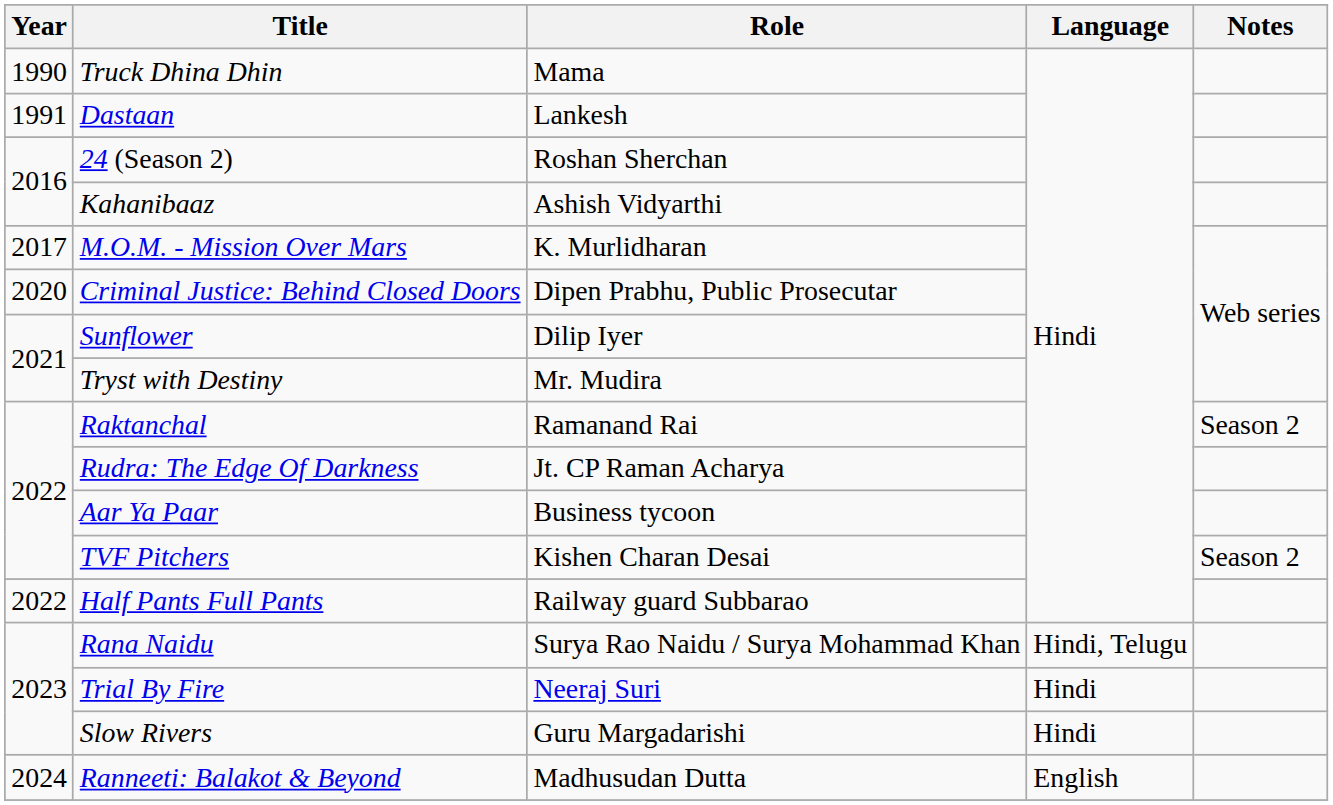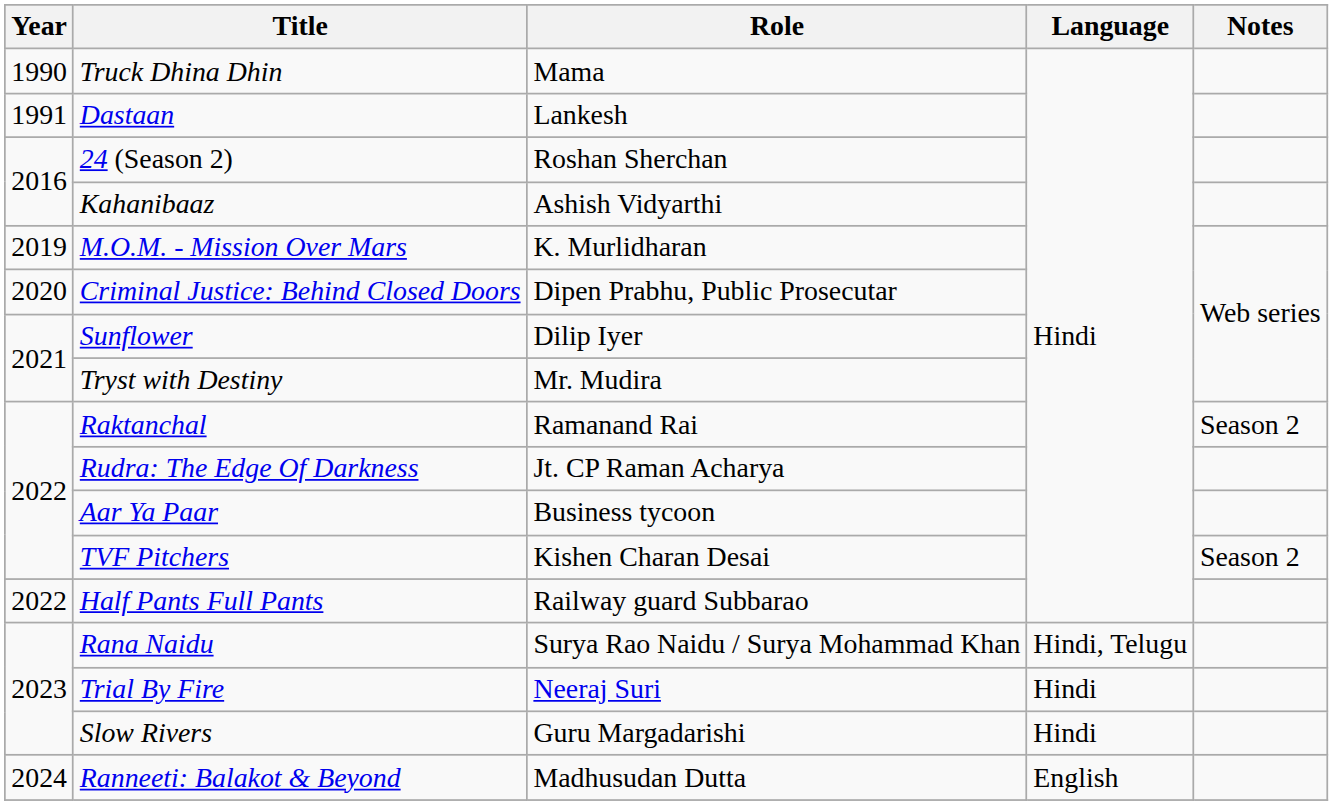(39, 247) 2017 -> (39, 247) 2019
